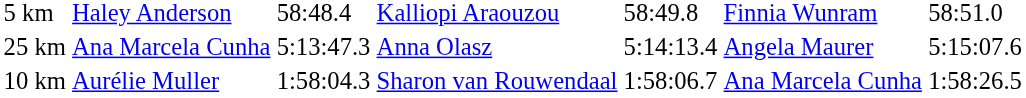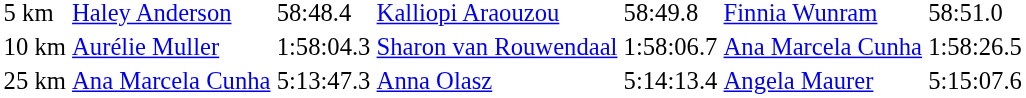rows swapped: (35, 80) <-> (35, 47)
